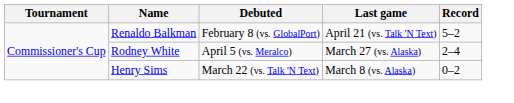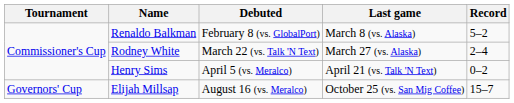(381, 32) April 21 (vs. Talk 'N Text) -> (370, 32) March 8 (vs. Alaska)
(247, 51) April 5 (vs. Meralco) -> (260, 51) March 22 (vs. Talk 'N Text)
(260, 70) March 22 (vs. Talk 'N Text) -> (247, 70) April 5 (vs. Meralco)
(370, 70) March 8 (vs. Alaska) -> (381, 70) April 21 (vs. Talk 'N Text)
+ row: (145, 88)
